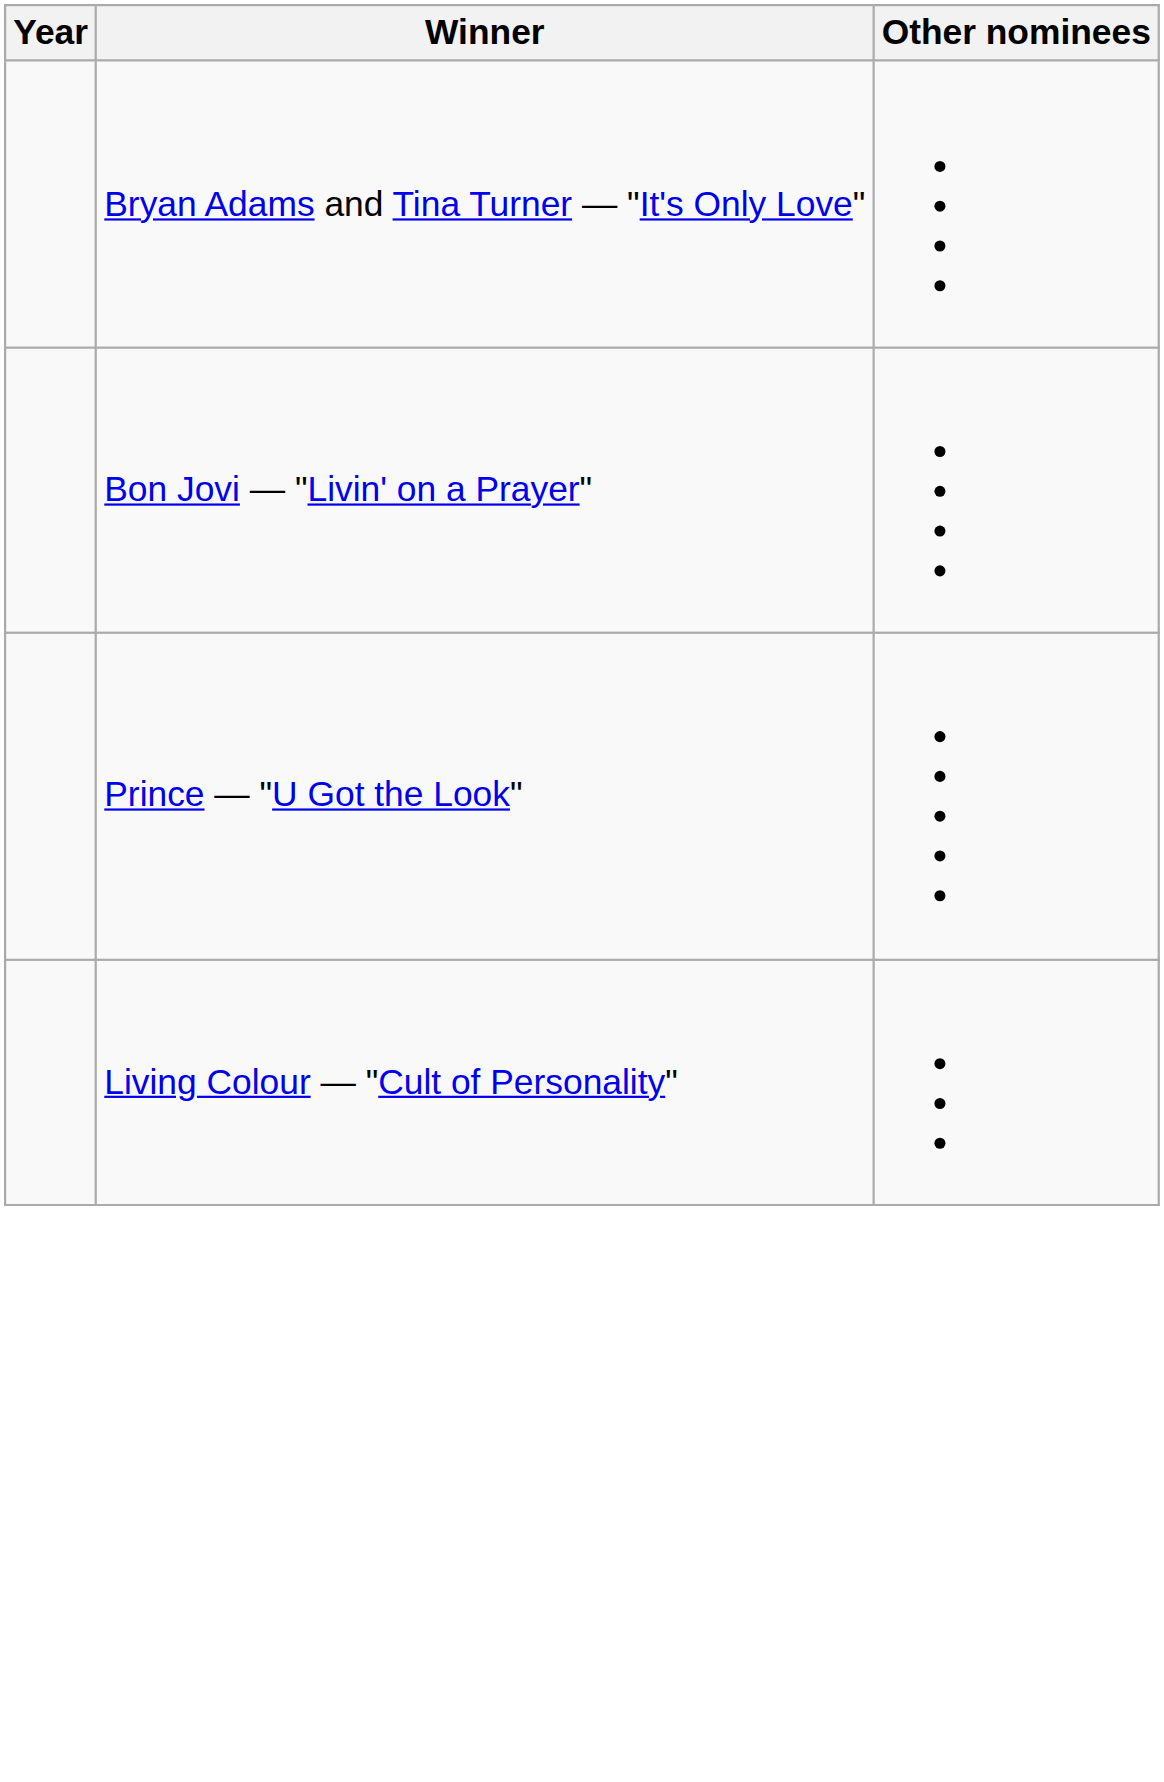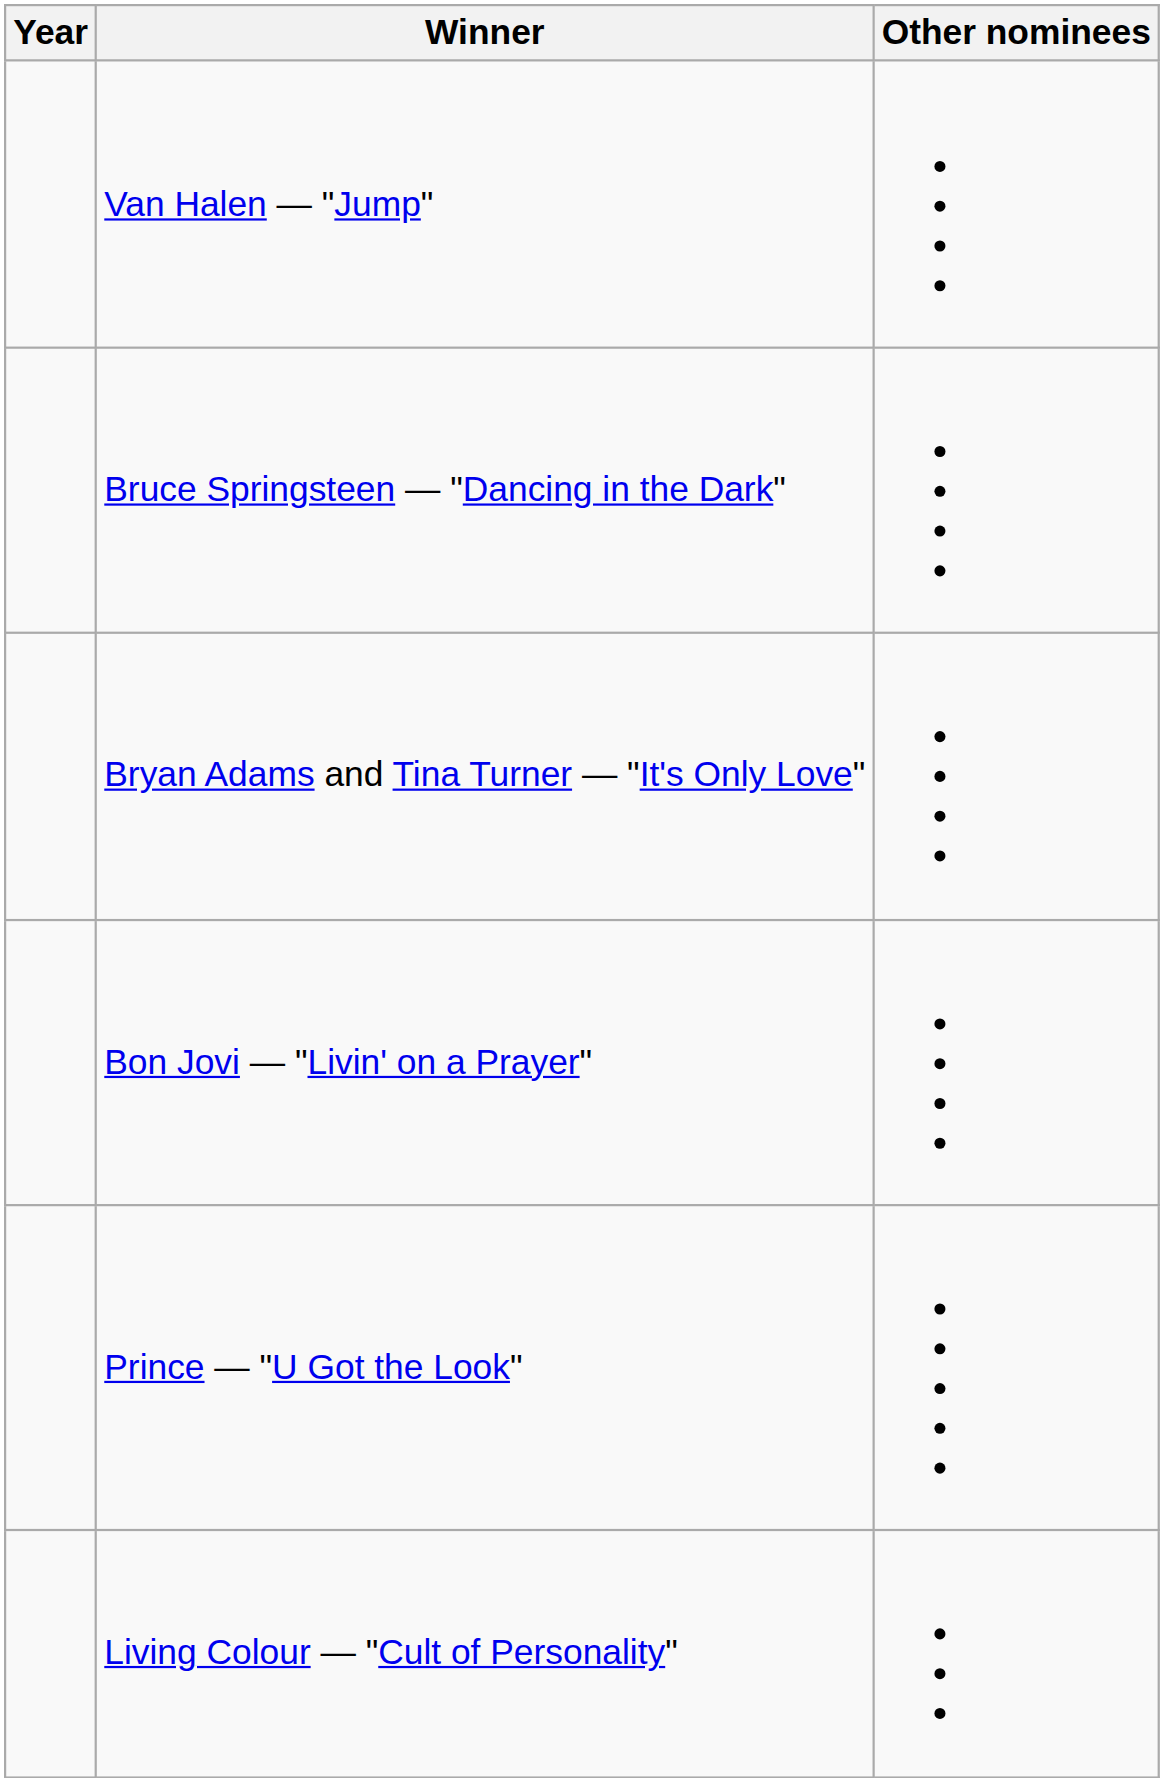+ row: (269, 203)
+ row: (445, 489)
